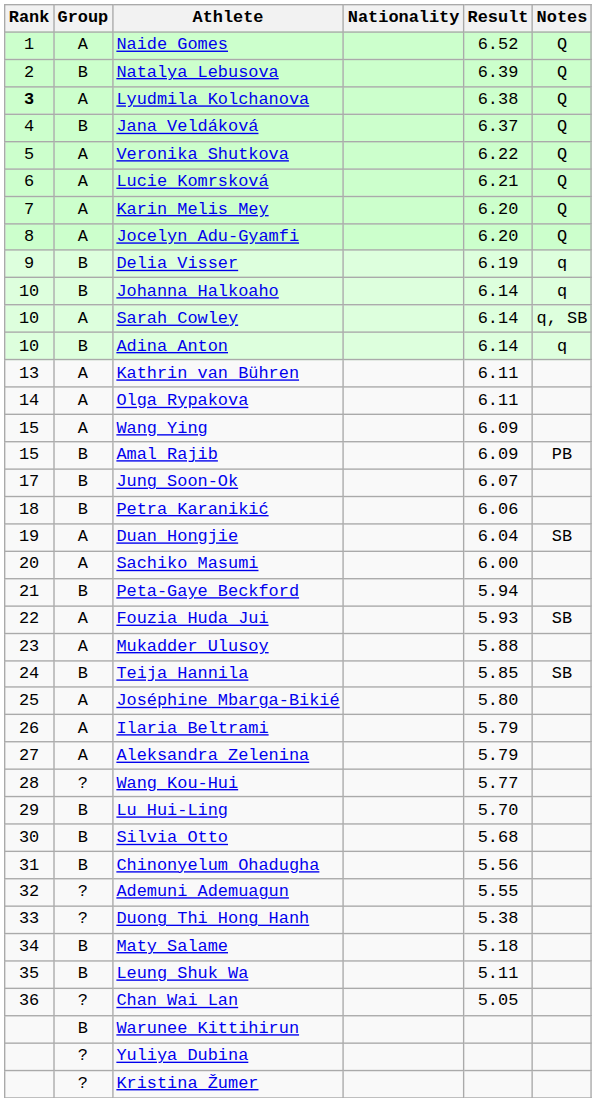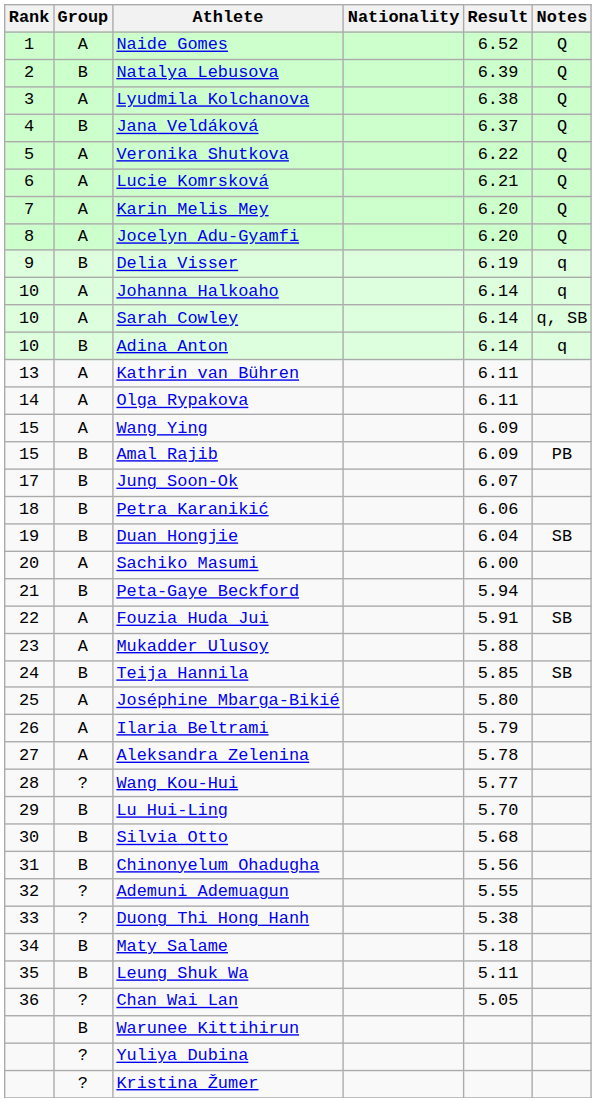(29, 101) bold -> (29, 101) normal
(83, 292) B -> (83, 292) A
(83, 538) A -> (83, 538) B
(498, 620) 5.93 -> (498, 620) 5.91
(498, 756) 5.79 -> (498, 756) 5.78
